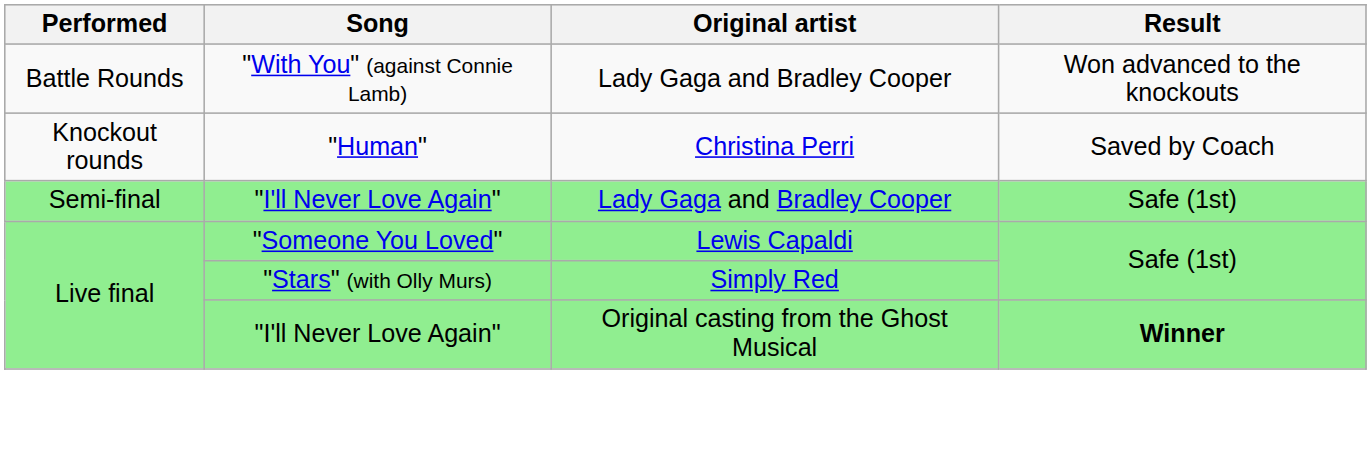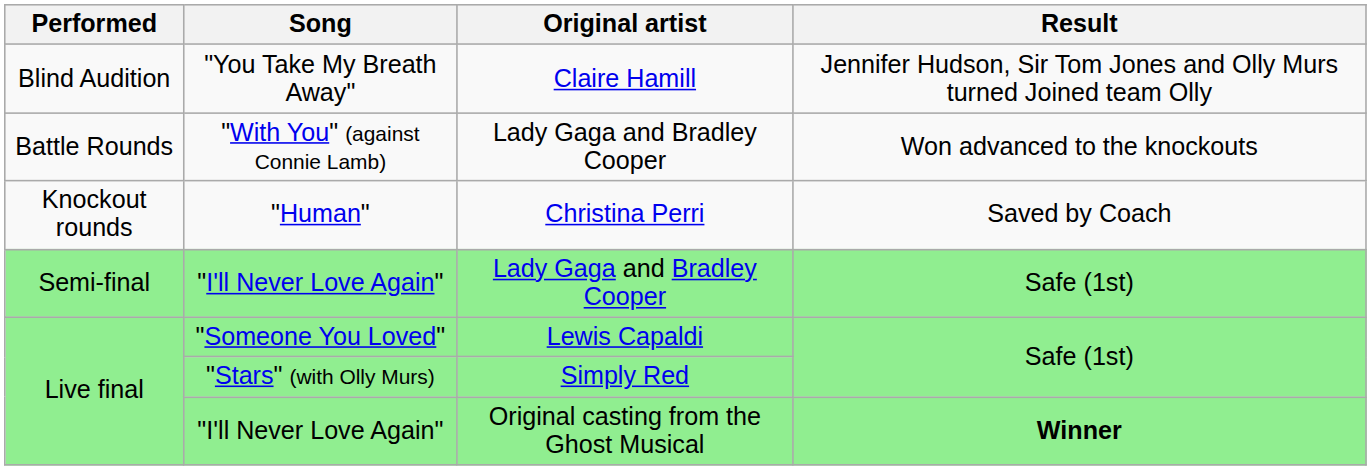+ row: (94, 78)
